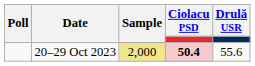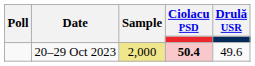(231, 51) 55.6 -> (231, 51) 49.6
